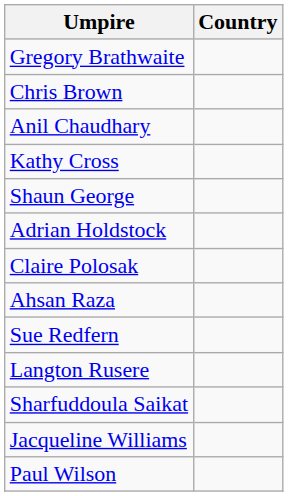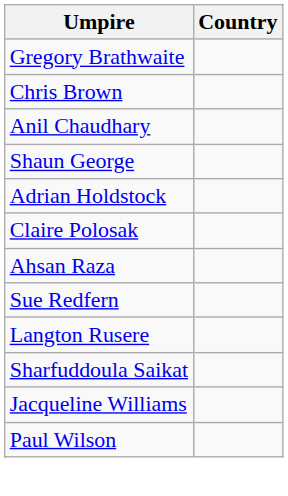- row: (64, 160)
